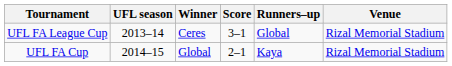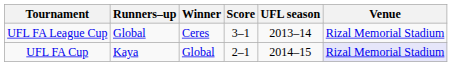columns swapped: (143, 14) <-> (289, 14)
(385, 52) no background -> (385, 52) lavender background
